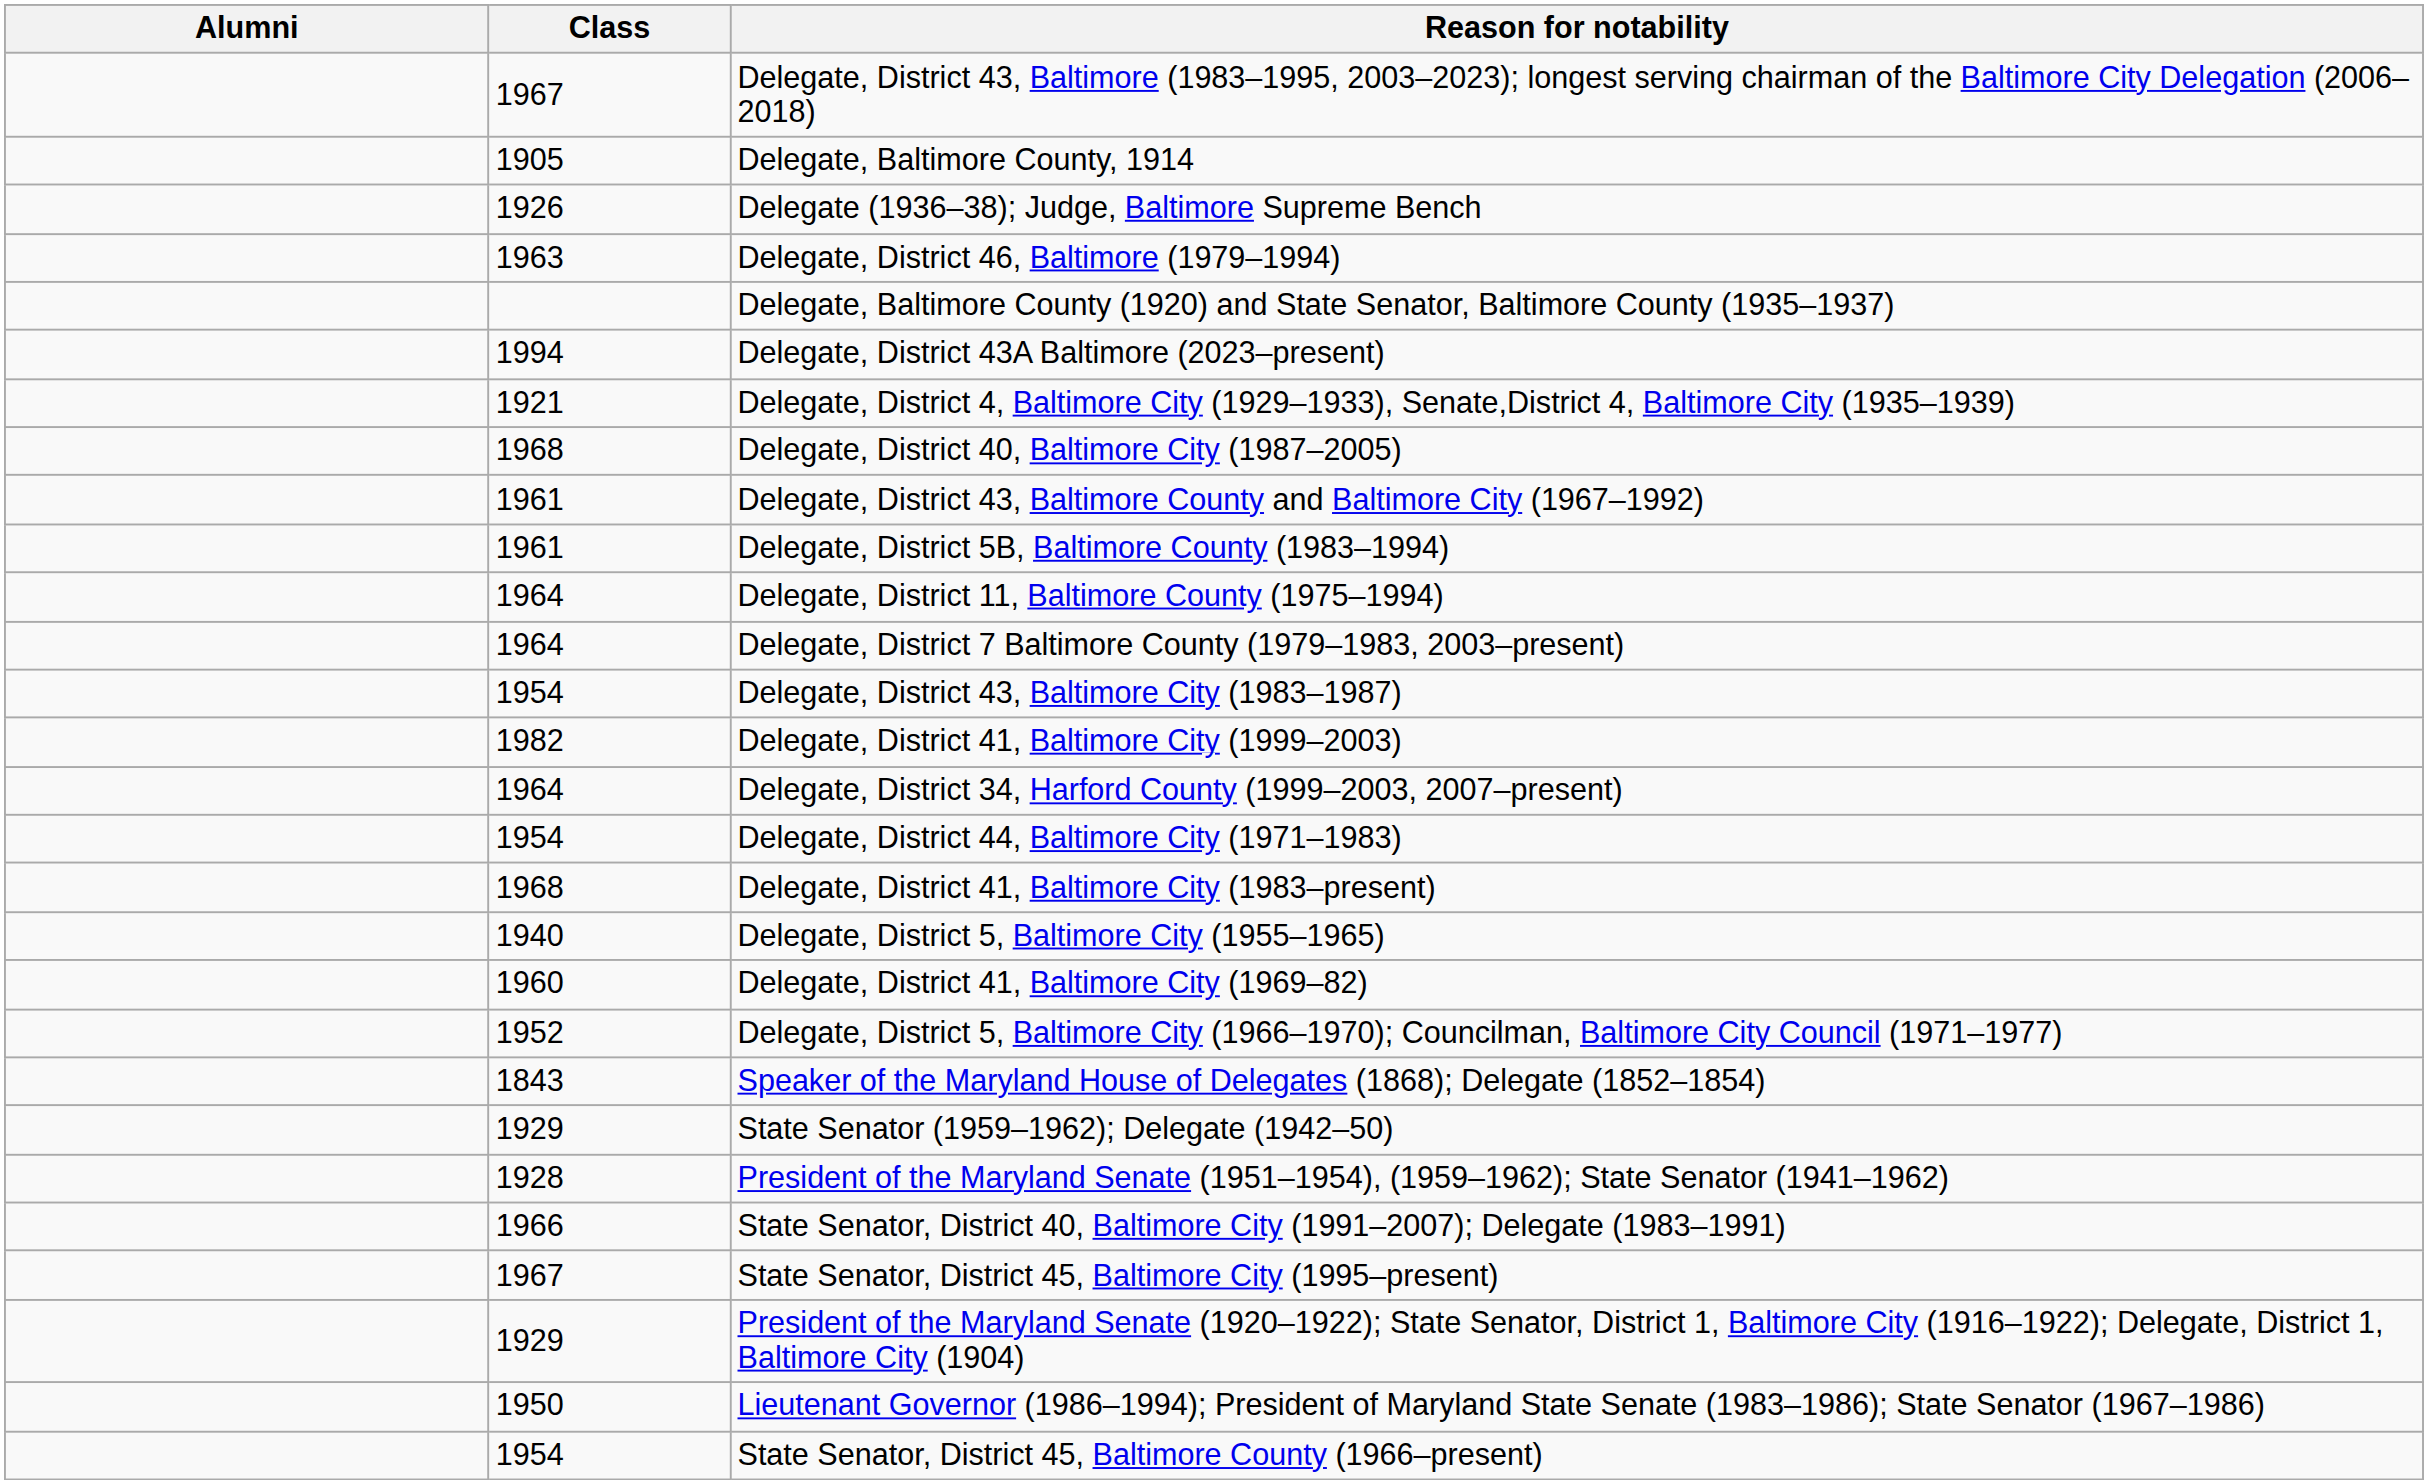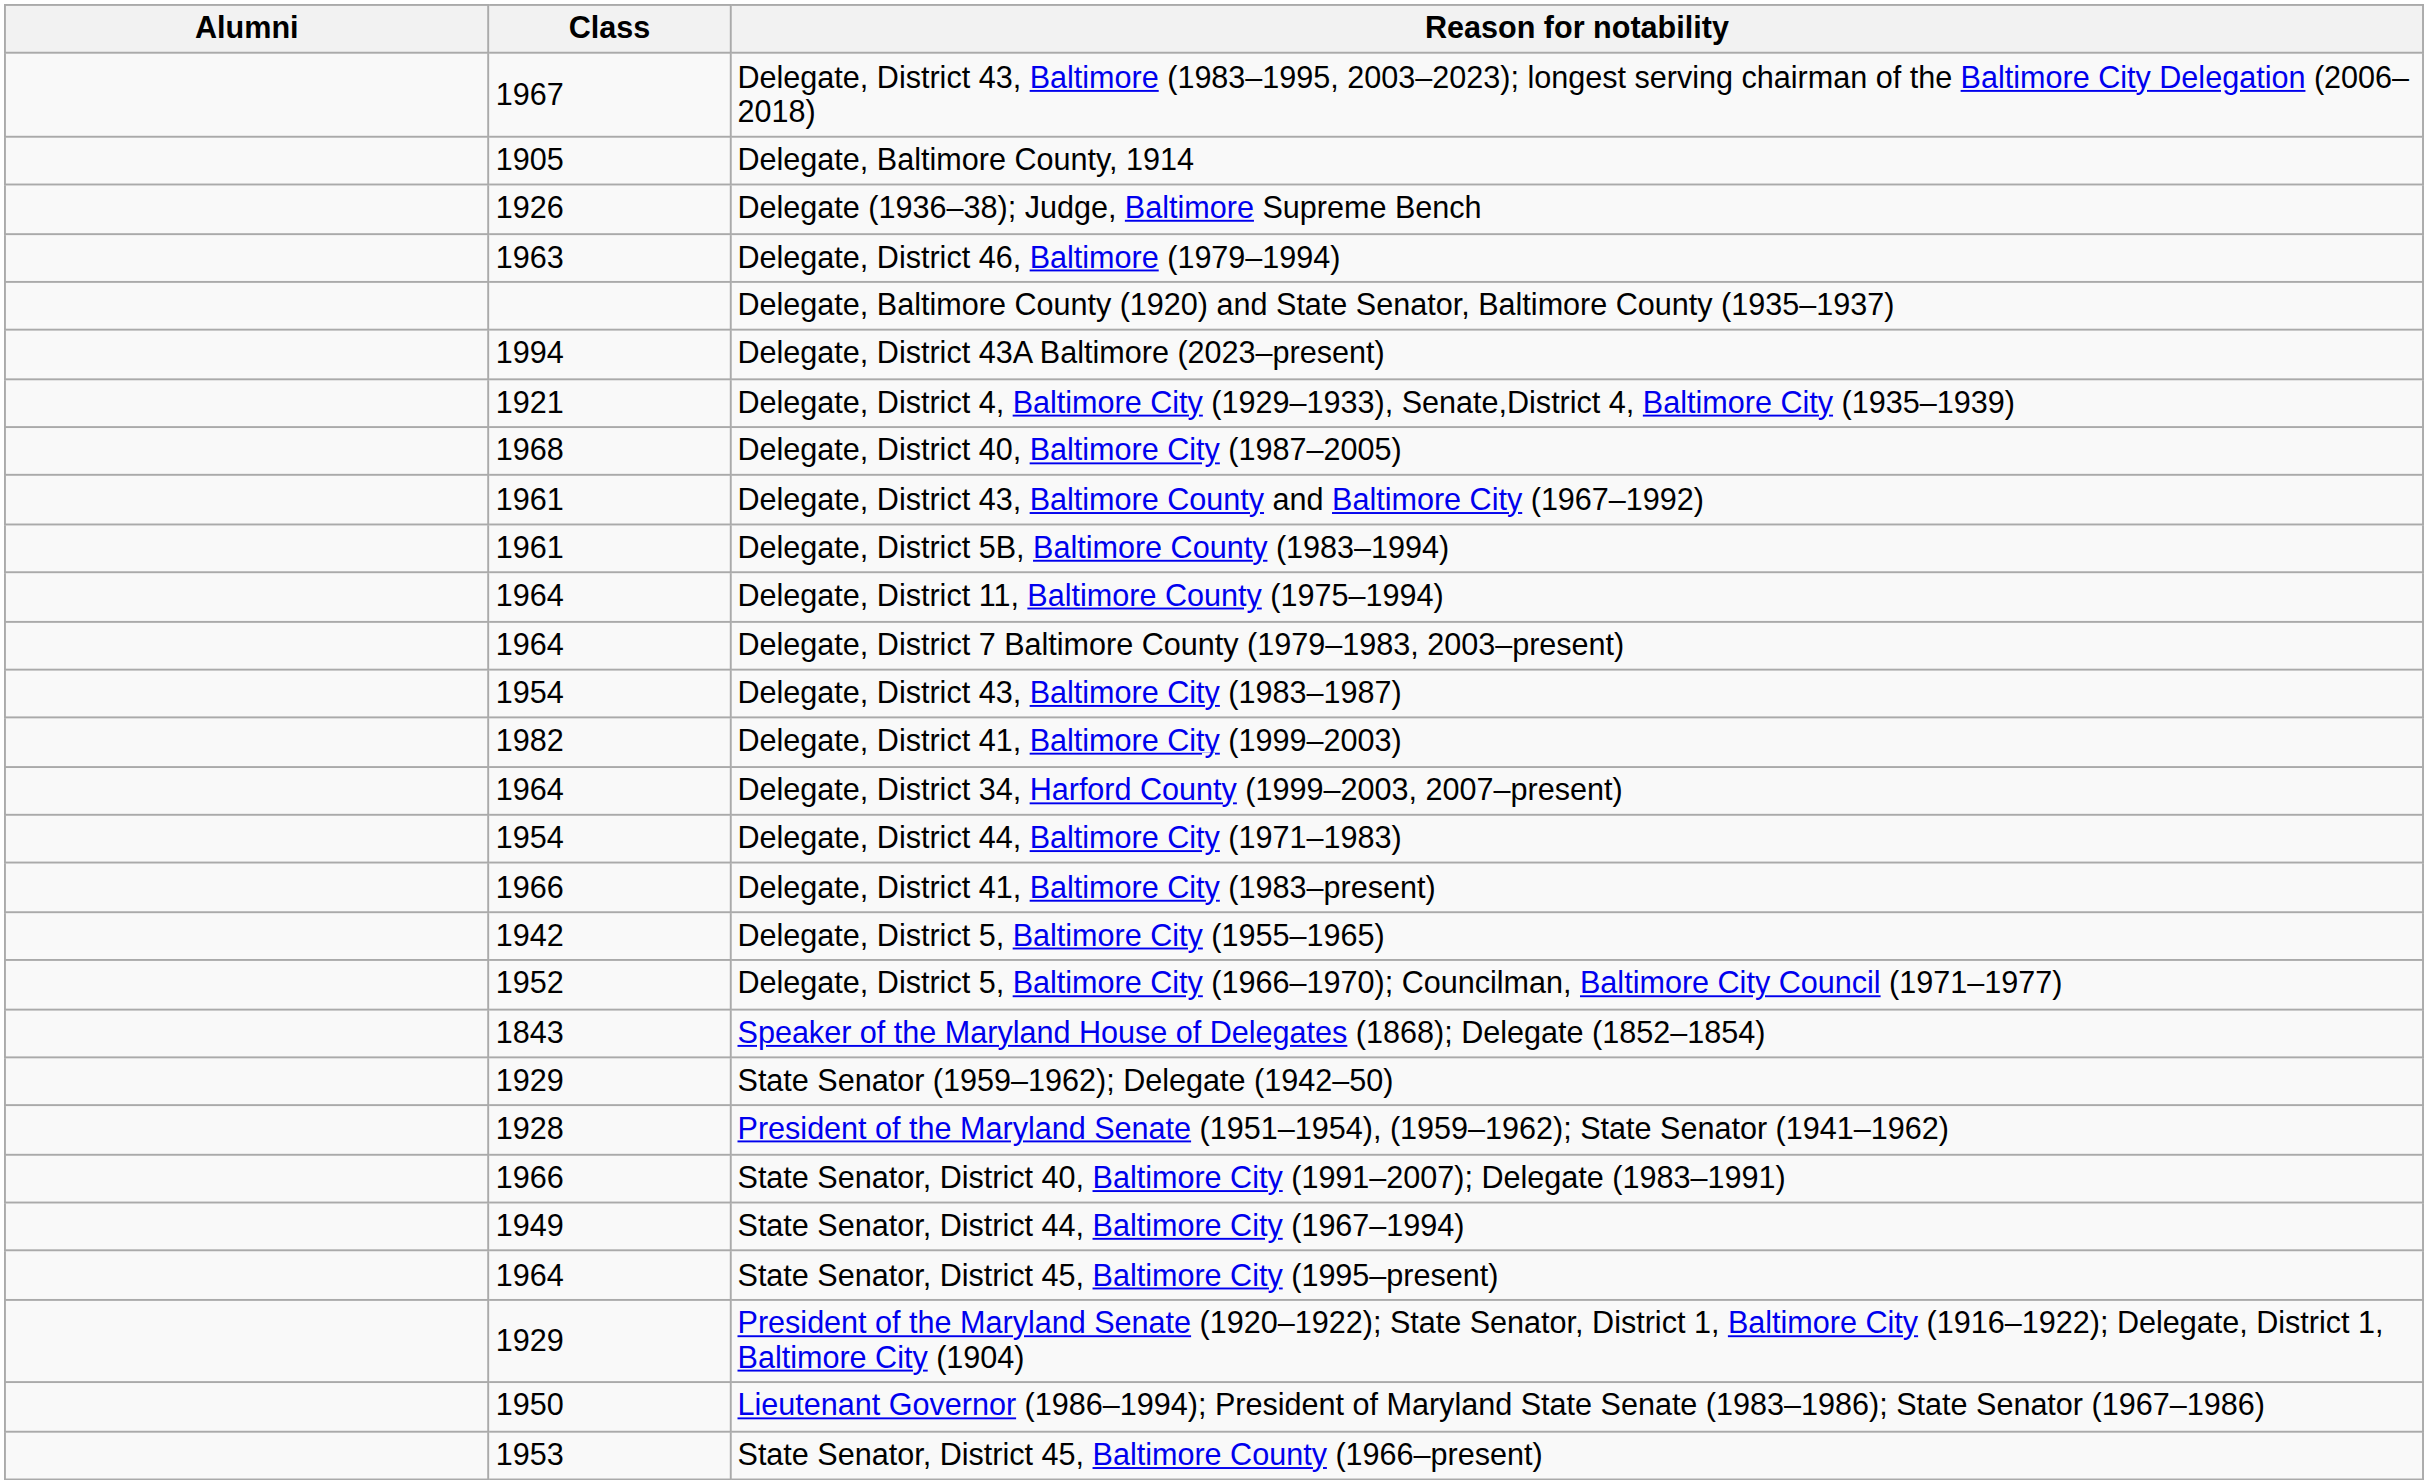(530, 887) 1968 -> (530, 887) 1966
(530, 935) 1940 -> (530, 935) 1942
- row: (1053, 983)
+ row: (1101, 1226)
(530, 1274) 1967 -> (530, 1274) 1964
(530, 1454) 1954 -> (530, 1454) 1953
